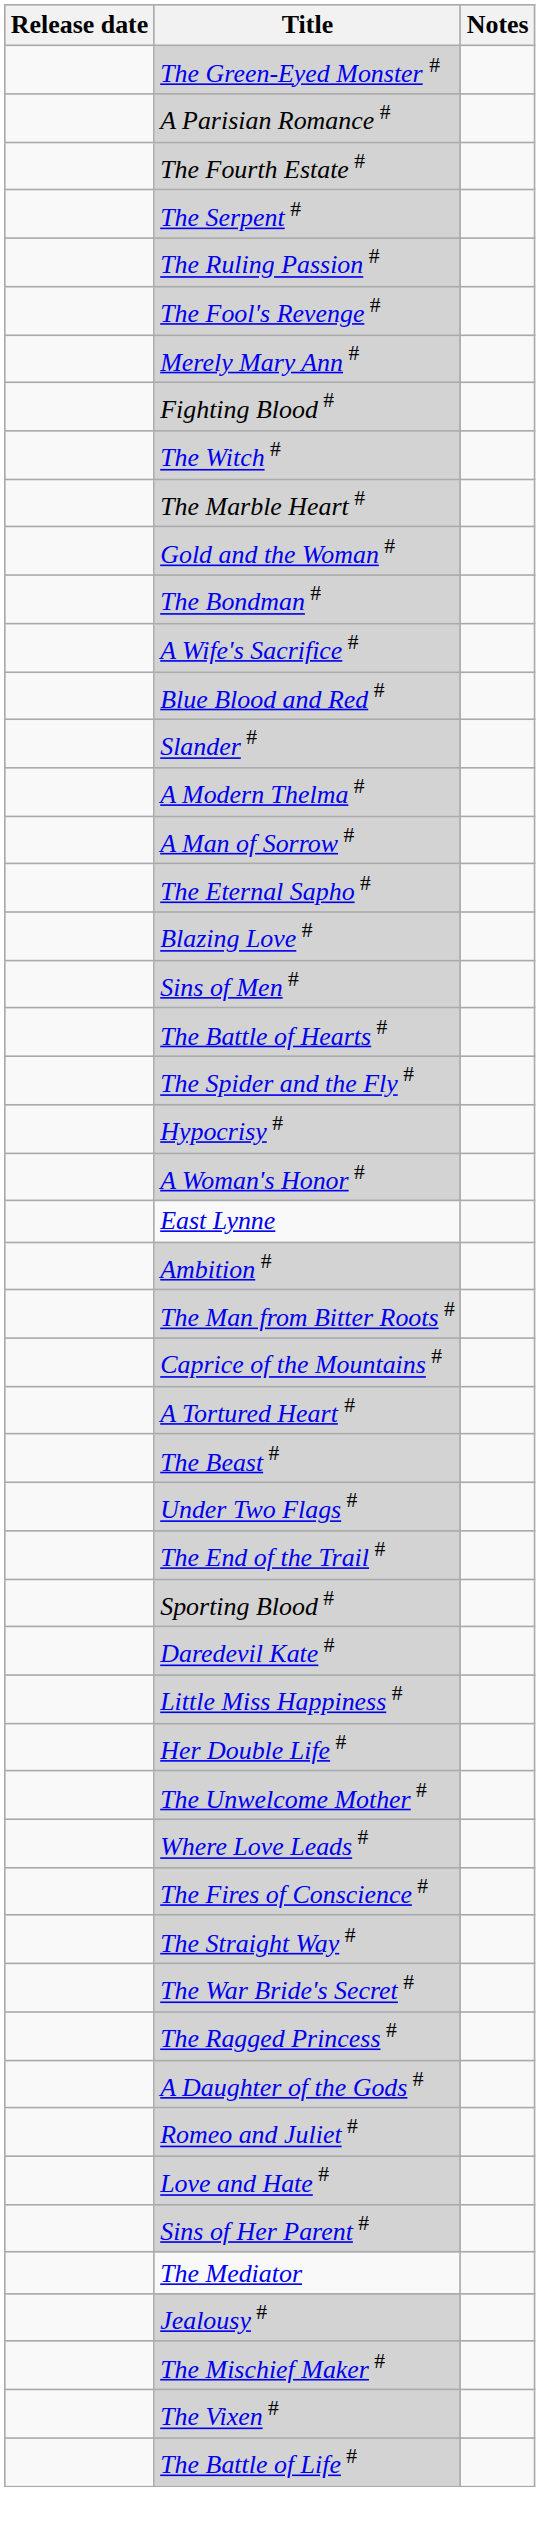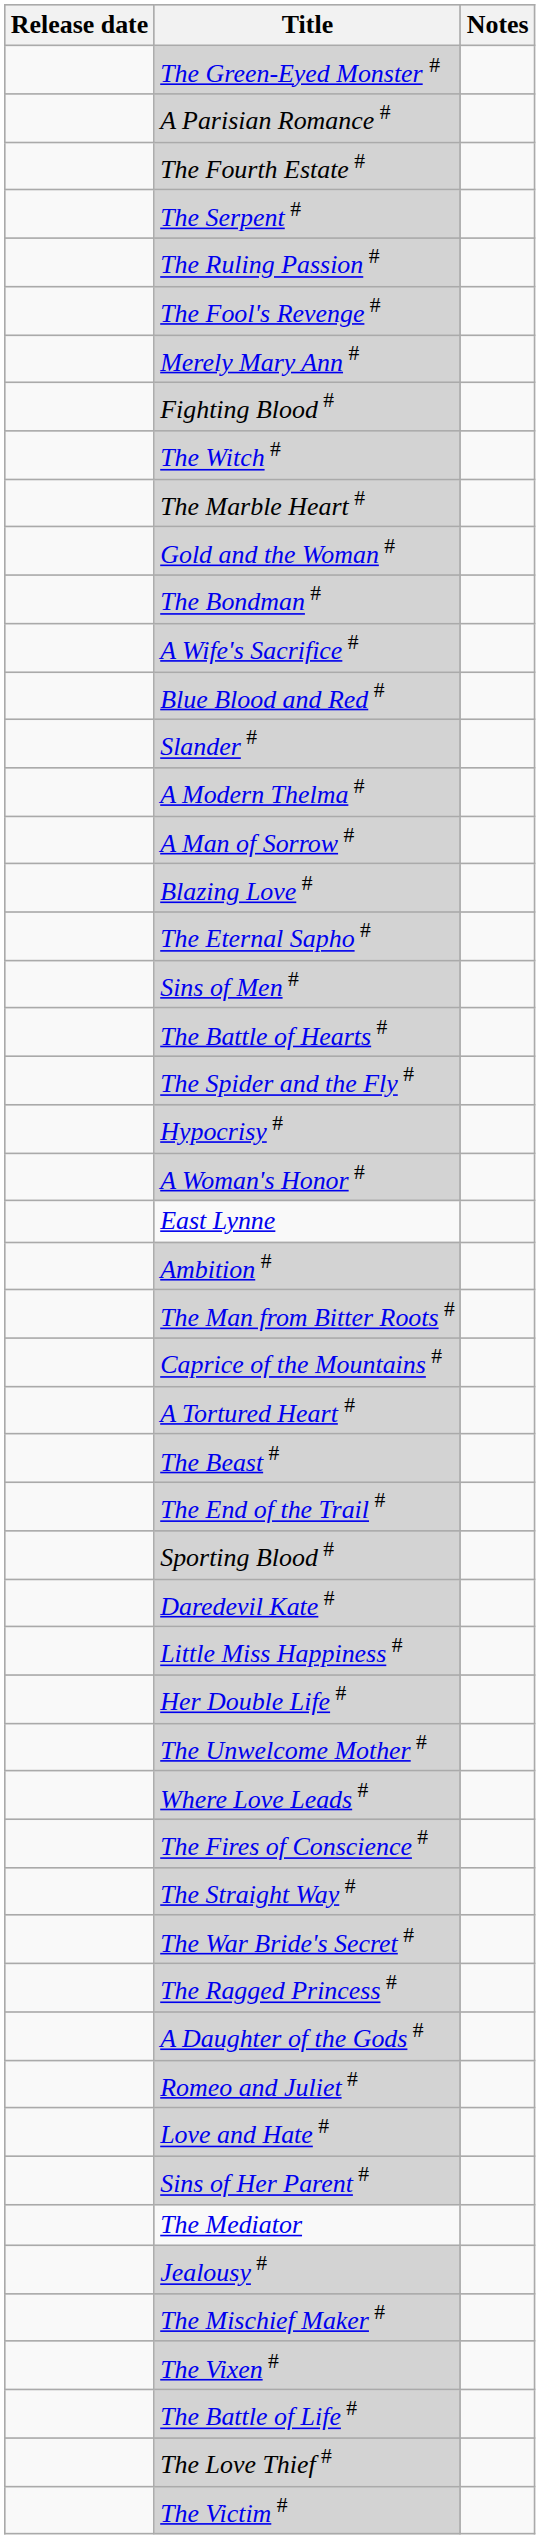rows swapped: (236, 935) <-> (266, 887)
- row: (259, 1506)
+ row: (246, 2461)
+ row: (224, 2509)
